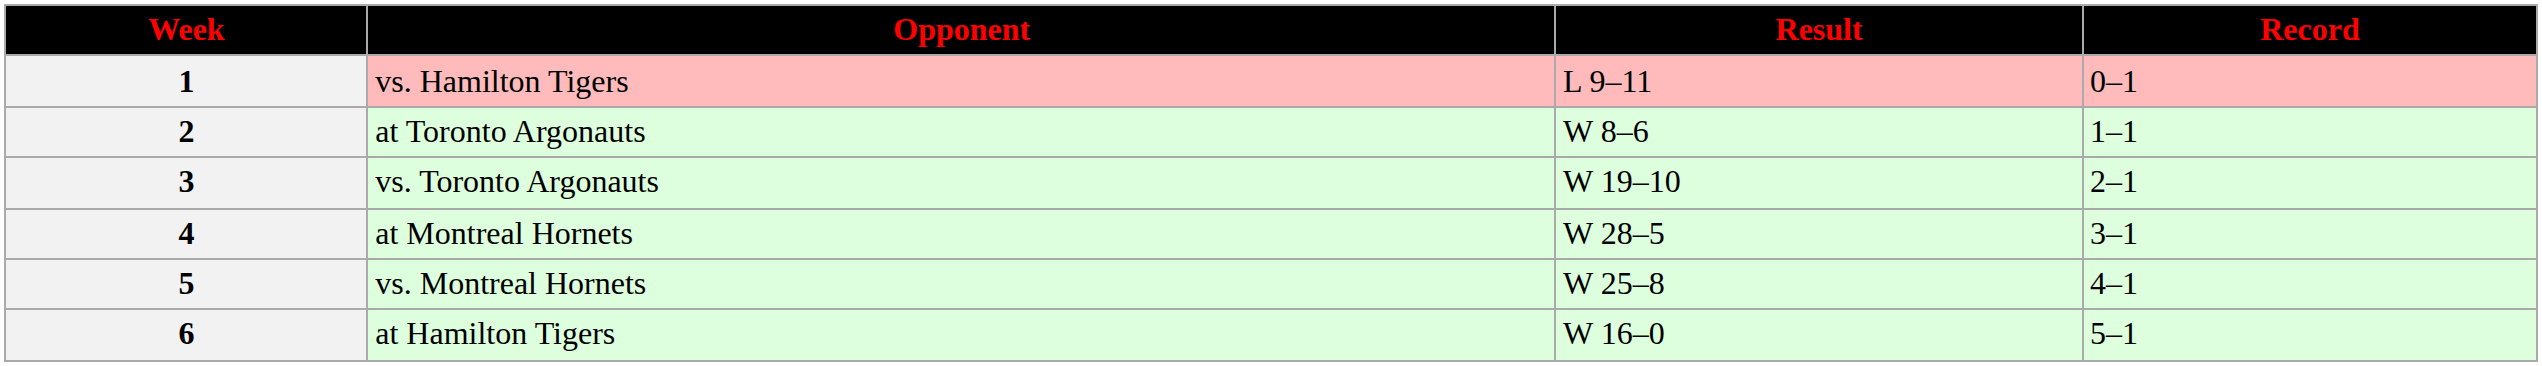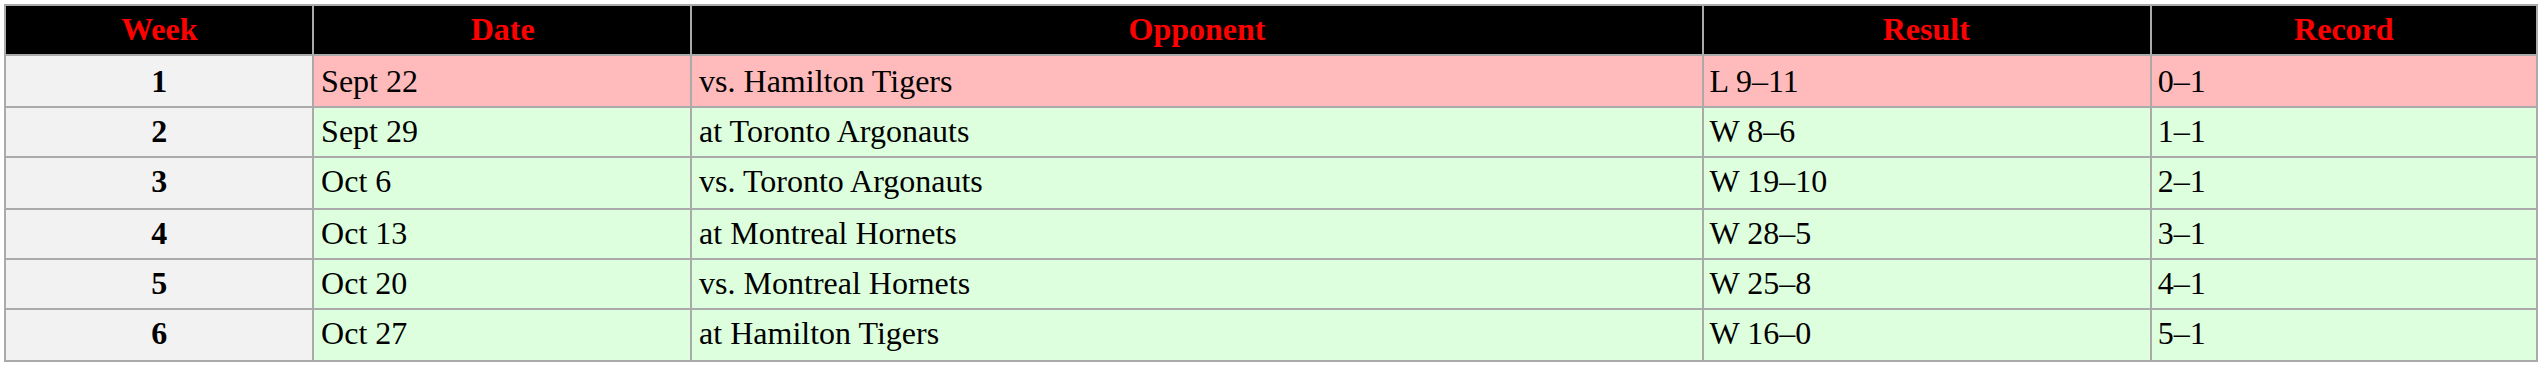+ column: (503, 29)
